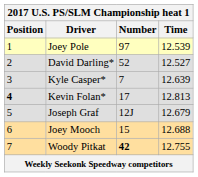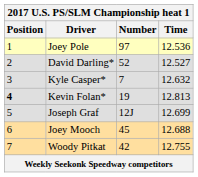(176, 46) 12.539 -> (176, 46) 12.536
(176, 79) 12.639 -> (176, 79) 12.632
(124, 96) 17 -> (124, 96) 19
(176, 113) 12.679 -> (176, 113) 12.699
(124, 130) 15 -> (124, 130) 45
(124, 146) bold -> (124, 146) normal
